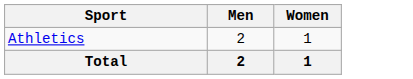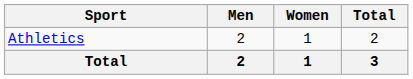+ column: (374, 16)
